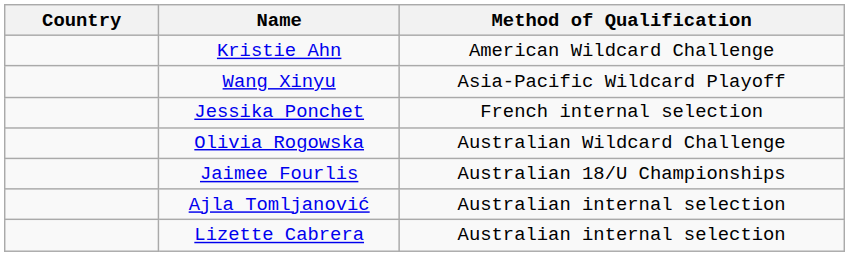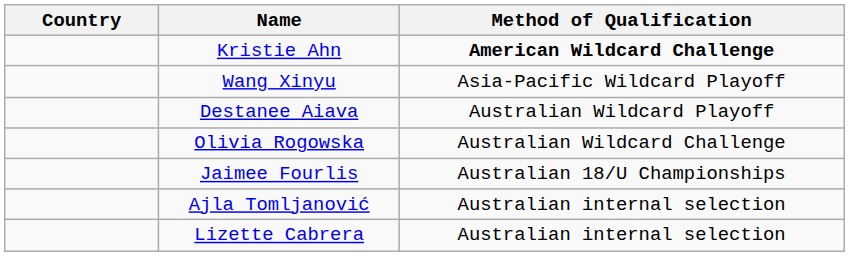(622, 51) normal -> (622, 51) bold
- row: (279, 112)
+ row: (279, 112)
